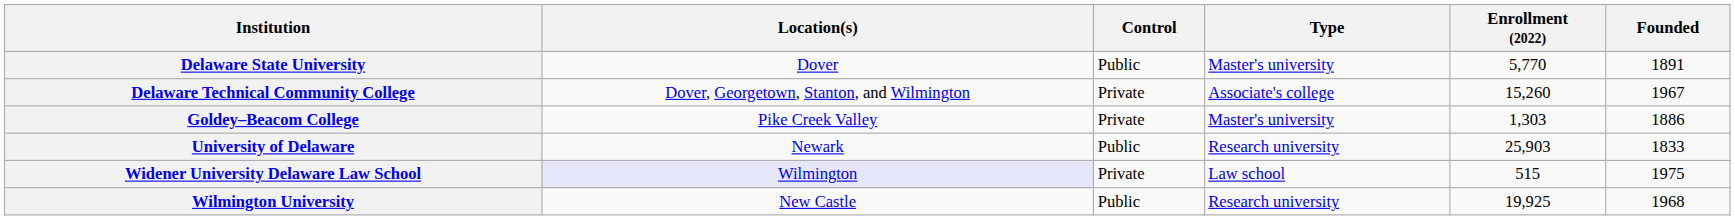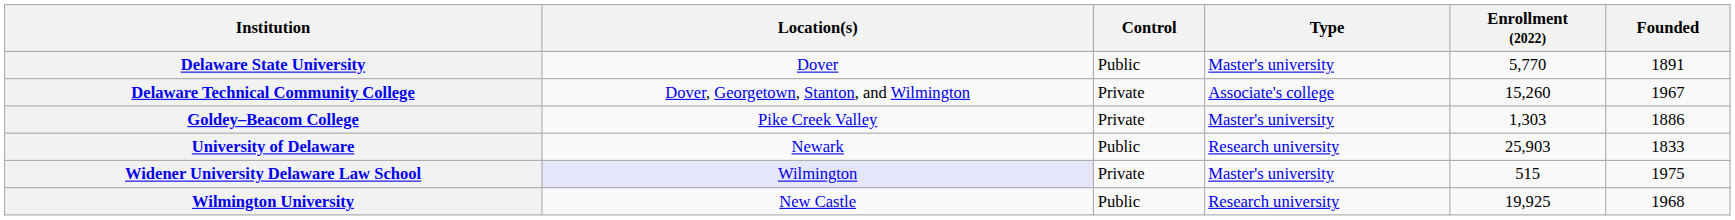(1247, 174) Law school -> (1271, 174) Master's university
